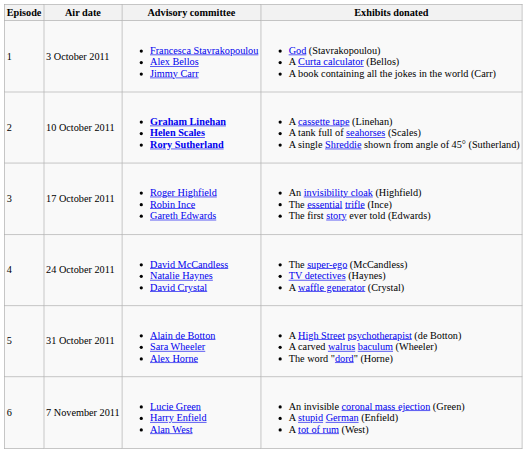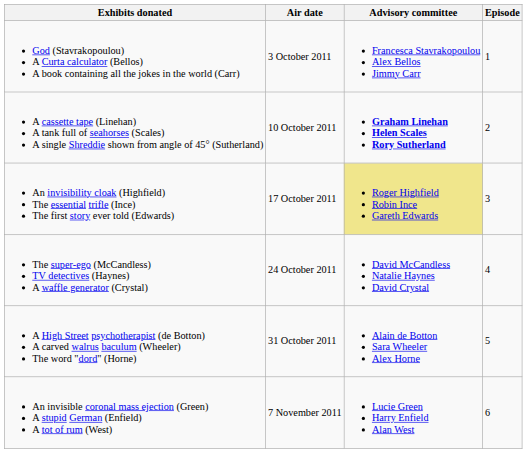columns swapped: (24, 12) <-> (391, 12)
(191, 205) no background -> (413, 205) khaki background
